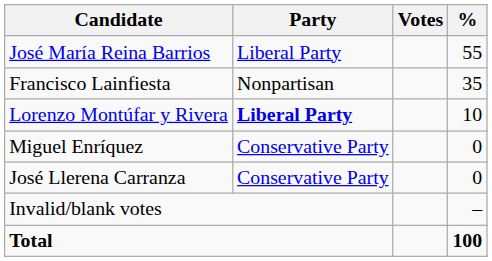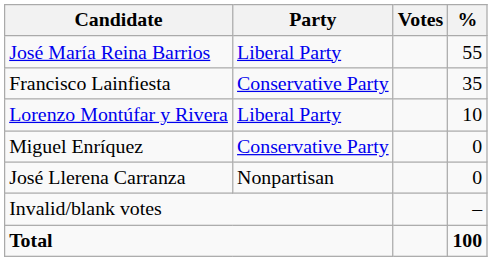(286, 83) Nonpartisan -> (313, 83) Conservative Party
(295, 114) bold -> (289, 114) normal
(313, 177) Conservative Party -> (286, 177) Nonpartisan
